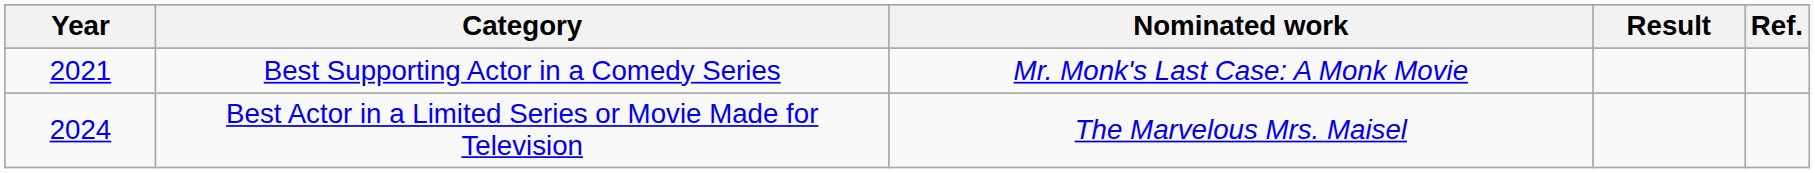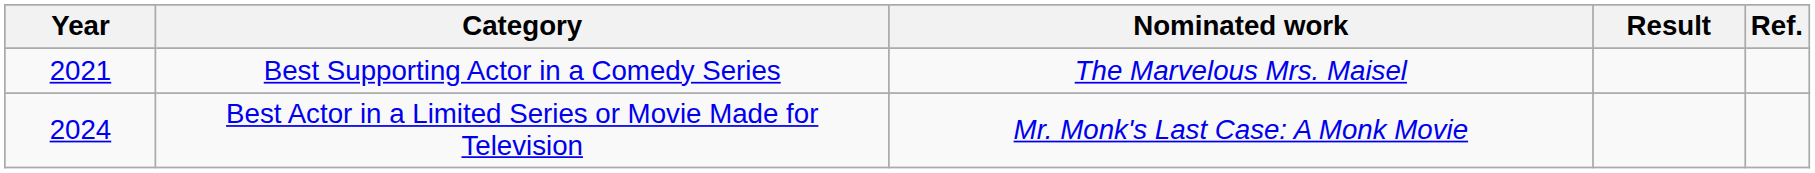(1241, 70) Mr. Monk's Last Case: A Monk Movie -> (1241, 70) The Marvelous Mrs. Maisel
(1241, 129) The Marvelous Mrs. Maisel -> (1241, 129) Mr. Monk's Last Case: A Monk Movie
